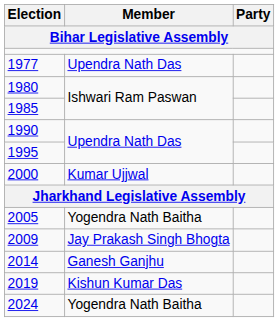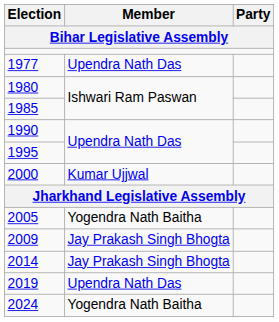(116, 261) Ganesh Ganjhu -> (149, 261) Jay Prakash Singh Bhogta
(125, 283) Kishun Kumar Das -> (124, 283) Upendra Nath Das
